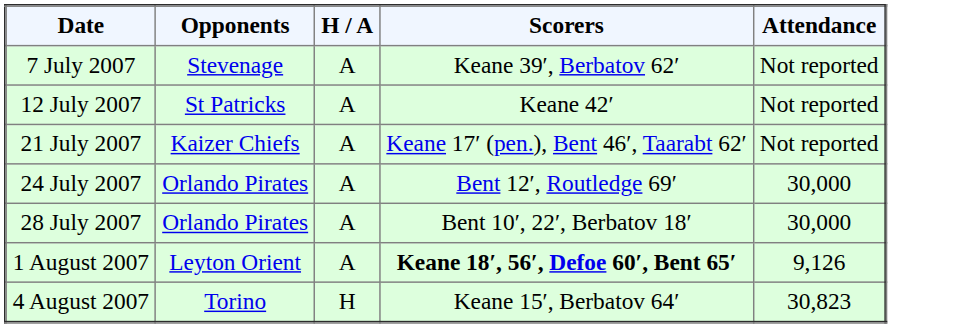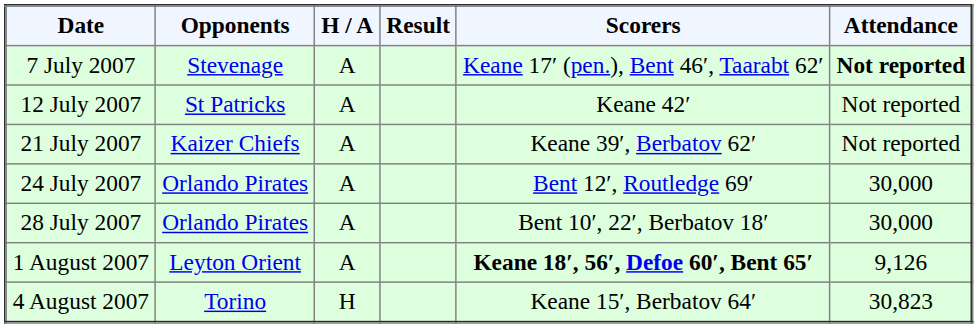+ column: (418, 25)
(567, 65) Keane 39′, Berbatov 62′ -> (643, 65) Keane 17′ (pen.), Bent 46′, Taarabt 62′
(819, 65) normal -> (901, 65) bold
(567, 143) Keane 17′ (pen.), Bent 46′, Taarabt 62′ -> (643, 143) Keane 39′, Berbatov 62′
